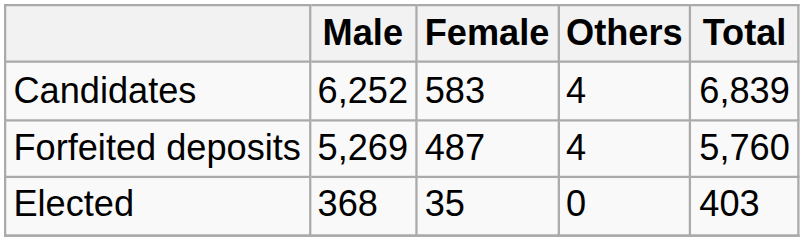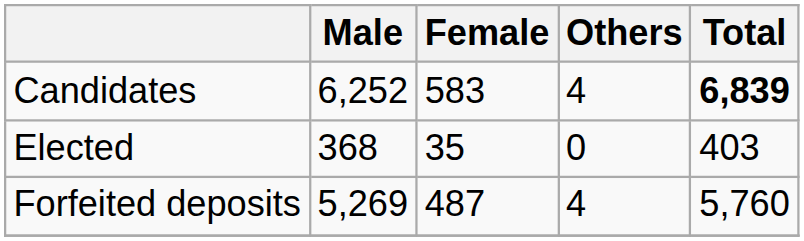(745, 90) normal -> (745, 90) bold
rows swapped: (74, 205) <-> (157, 147)
